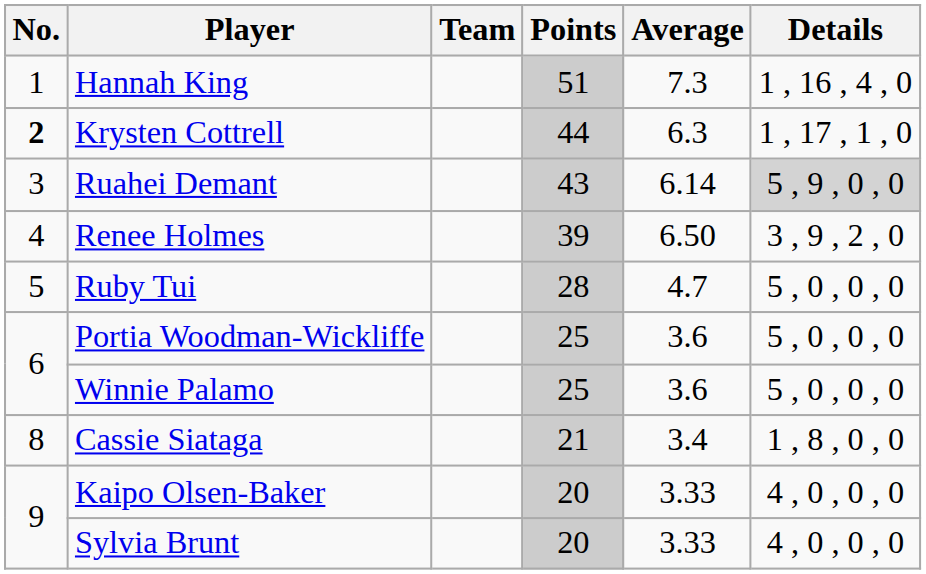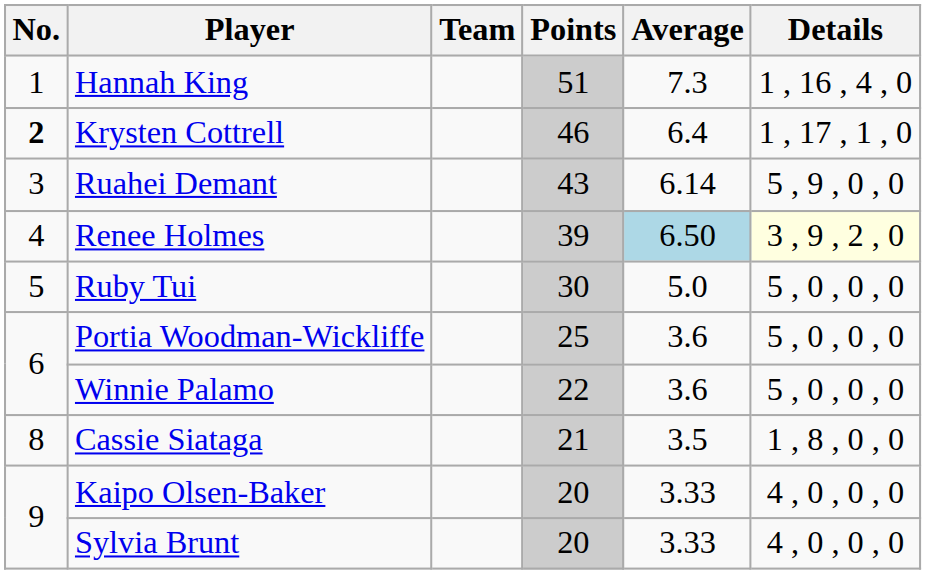(573, 132) 44 -> (573, 132) 46
(688, 132) 6.3 -> (688, 132) 6.4
(835, 183) lightgrey background -> (835, 183) no background
(688, 235) no background -> (688, 235) lightblue background
(835, 235) no background -> (835, 235) lightyellow background
(573, 286) 28 -> (573, 286) 30
(688, 286) 4.7 -> (688, 286) 5.0
(573, 388) 25 -> (573, 388) 22
(688, 440) 3.4 -> (688, 440) 3.5
